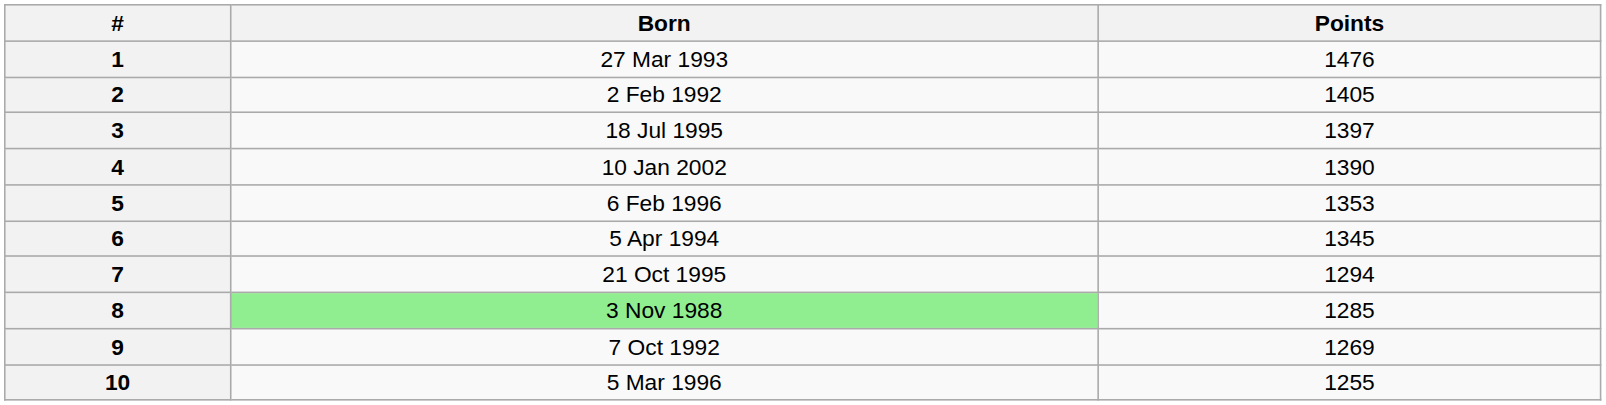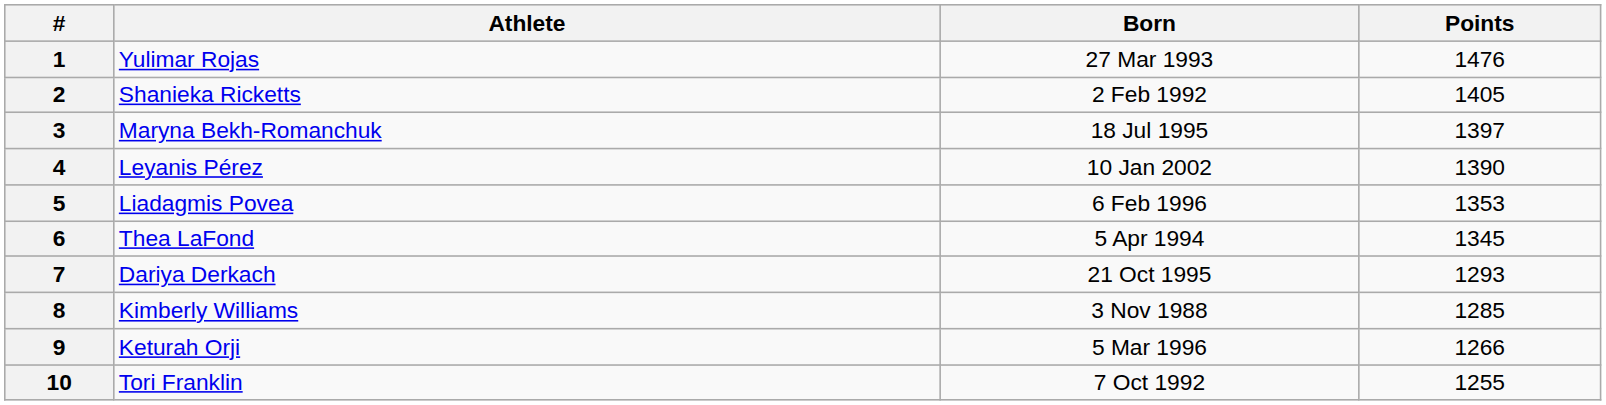+ column: (527, 23)
(1349, 275) 1294 -> (1480, 275) 1293
(664, 311) lightgreen background -> (1149, 311) no background
(664, 347) 7 Oct 1992 -> (1149, 347) 5 Mar 1996
(1349, 347) 1269 -> (1480, 347) 1266
(664, 383) 5 Mar 1996 -> (1149, 383) 7 Oct 1992
